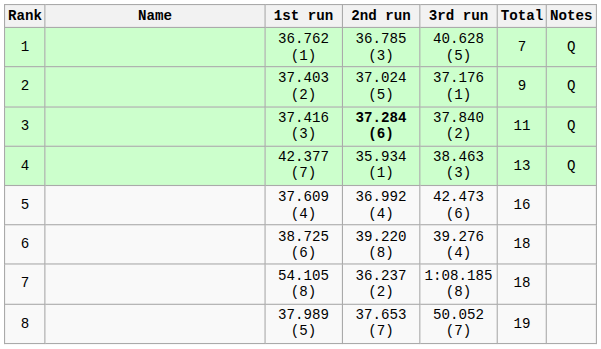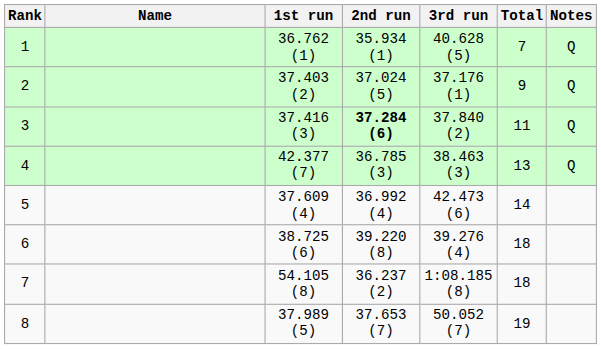(381, 47) 36.785 (3) -> (381, 47) 35.934 (1)
(381, 166) 35.934 (1) -> (381, 166) 36.785 (3)
(522, 205) 16 -> (522, 205) 14
